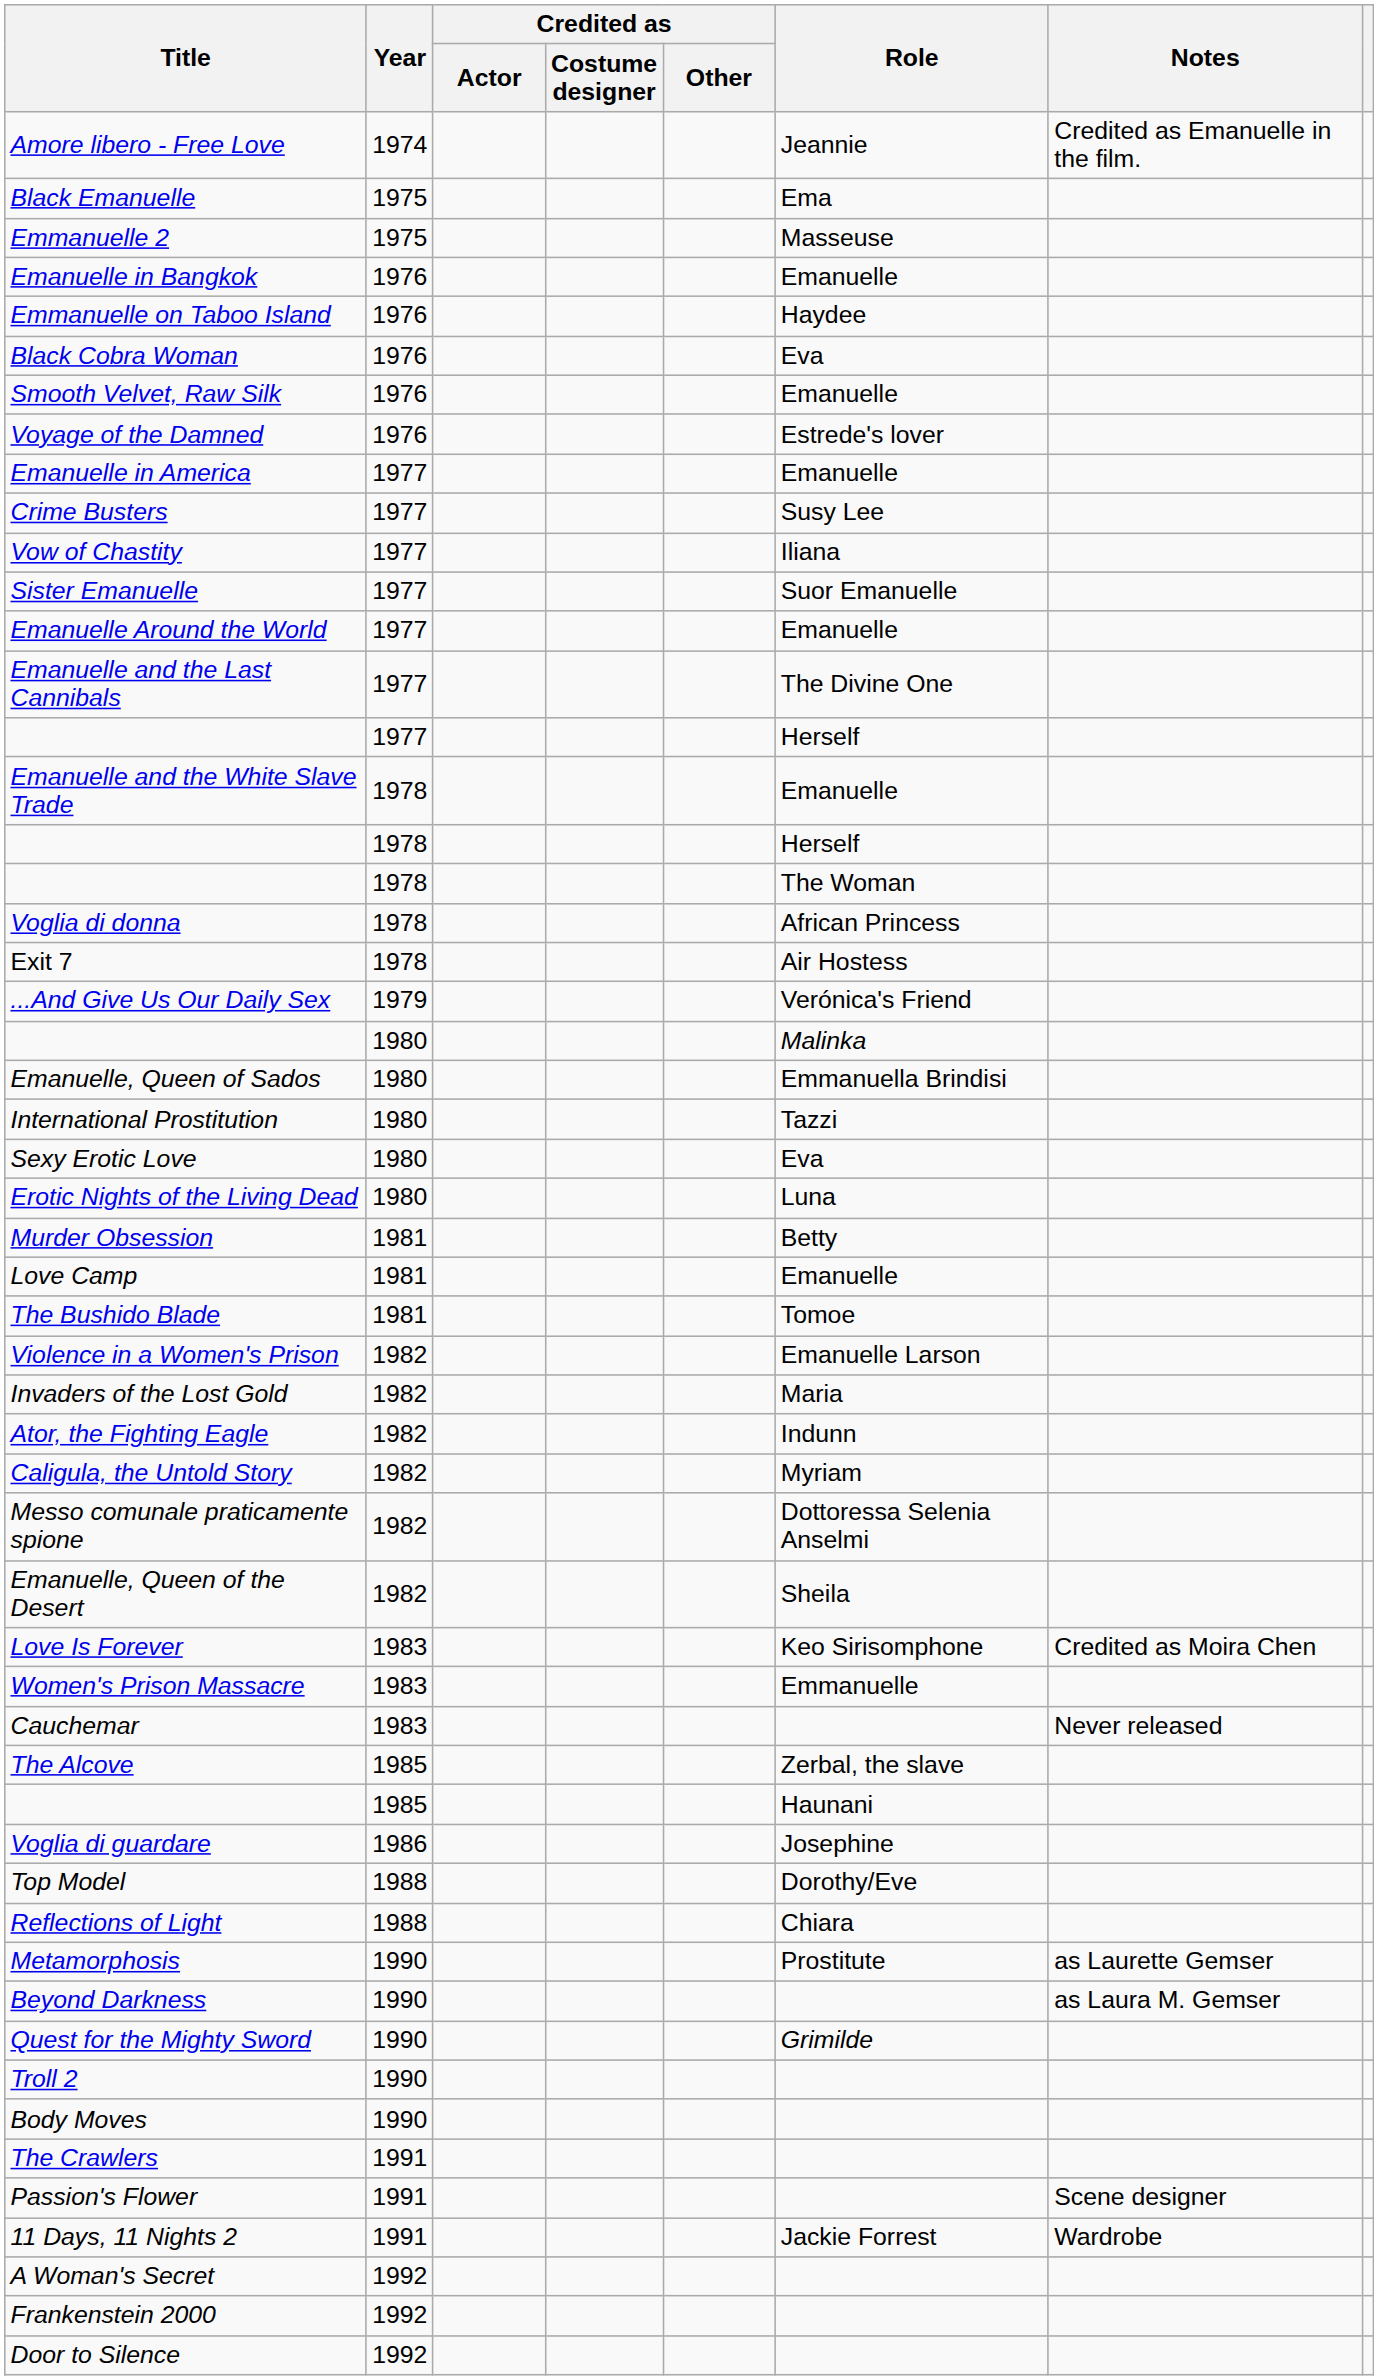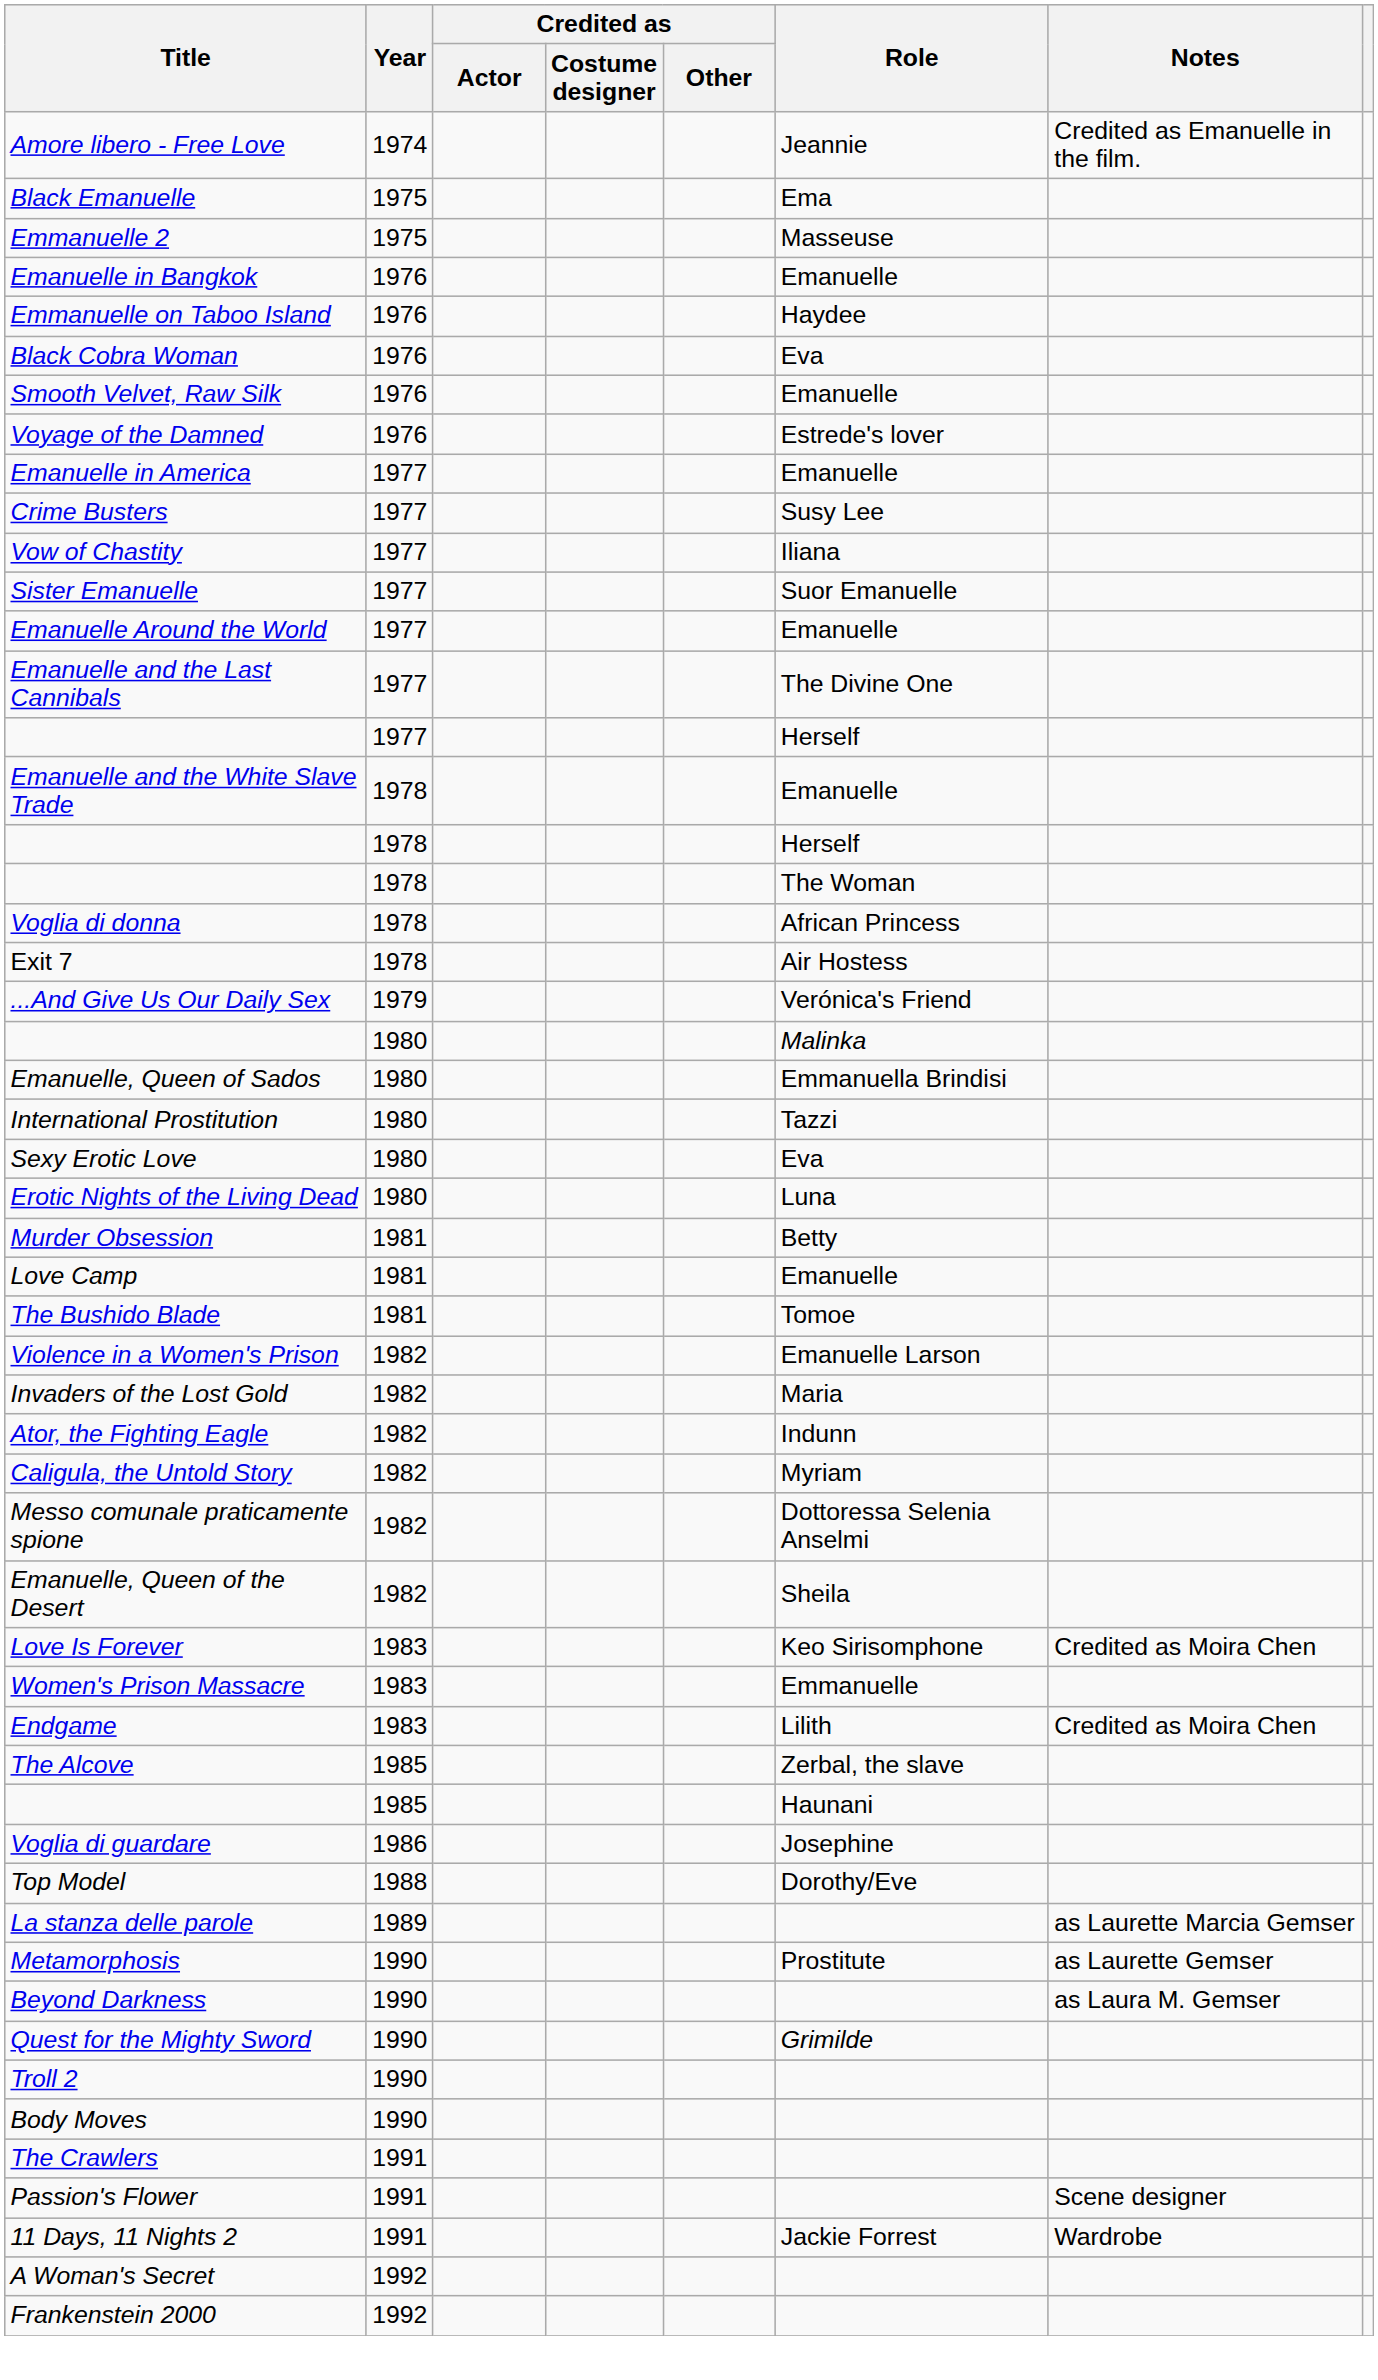+ row: (64, 1725)
- row: (75, 1725)
- row: (116, 1922)
+ row: (132, 1922)
- row: (95, 2354)
